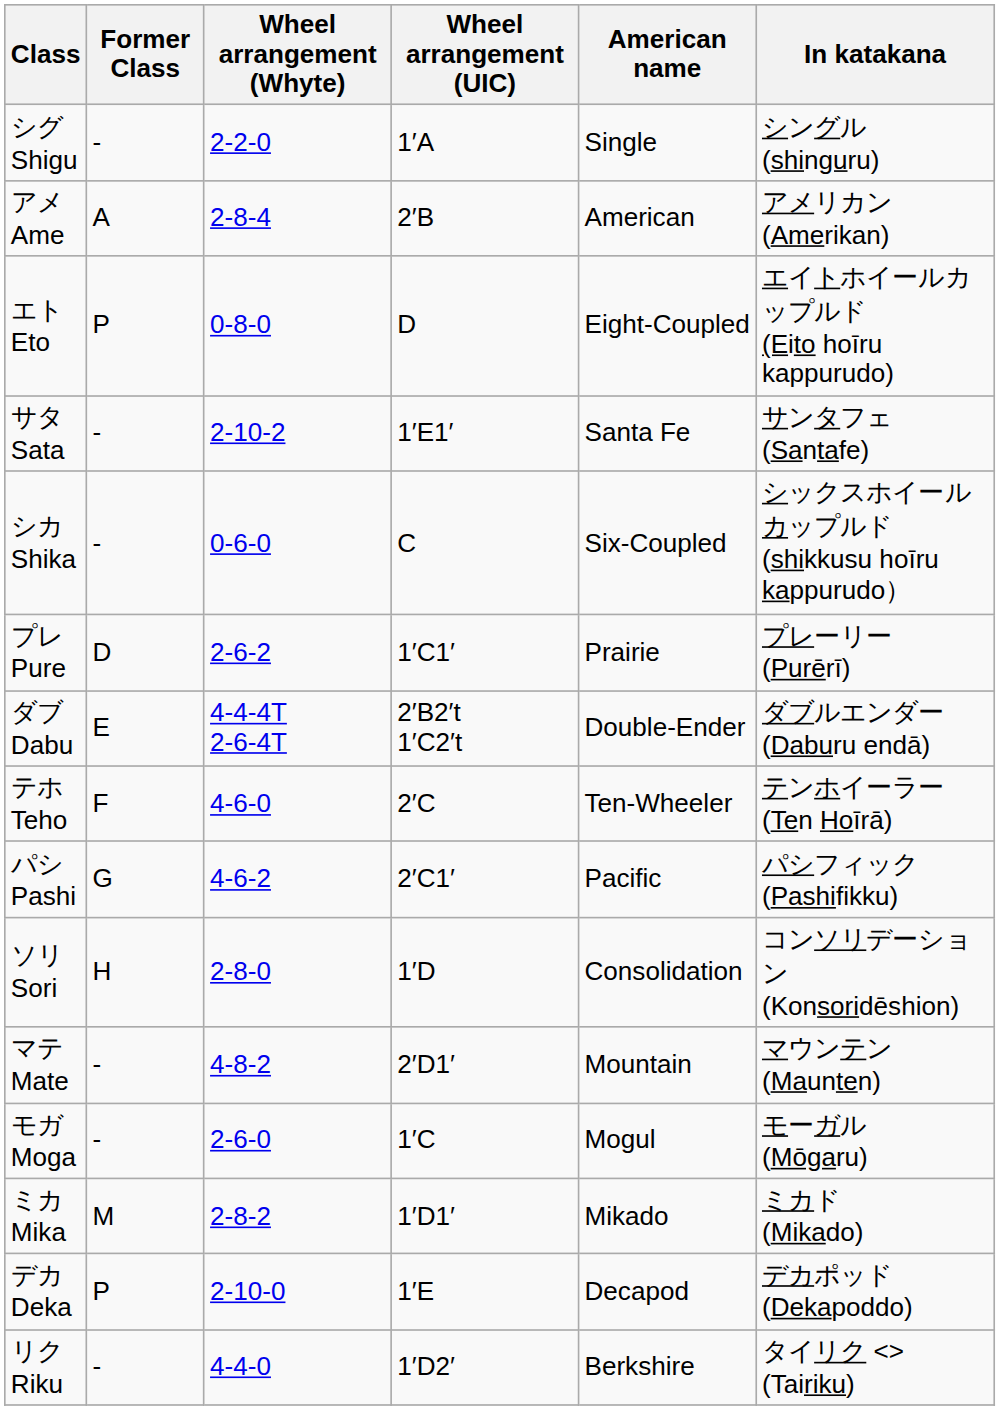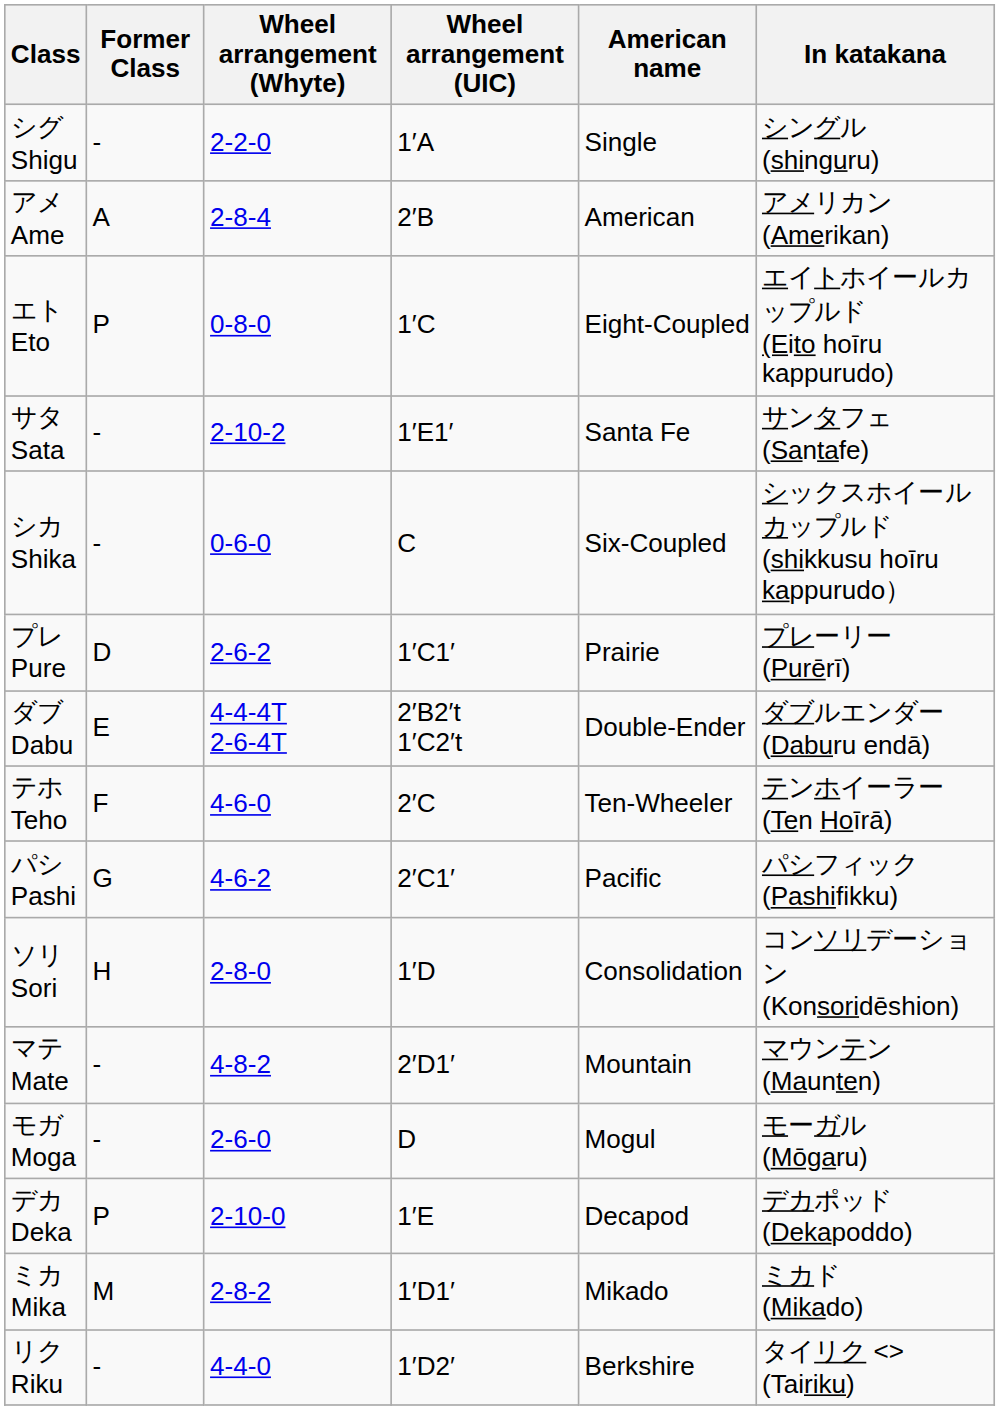(407, 325) D -> (416, 325) 1′C
(416, 1140) 1′C -> (407, 1140) D
rows swapped: (38, 1216) <-> (41, 1292)
